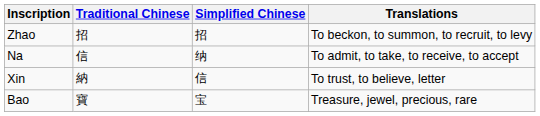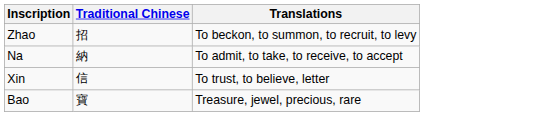- column: (250, 14)
(82, 56) 信 -> (82, 56) 納
(82, 78) 納 -> (82, 78) 信
